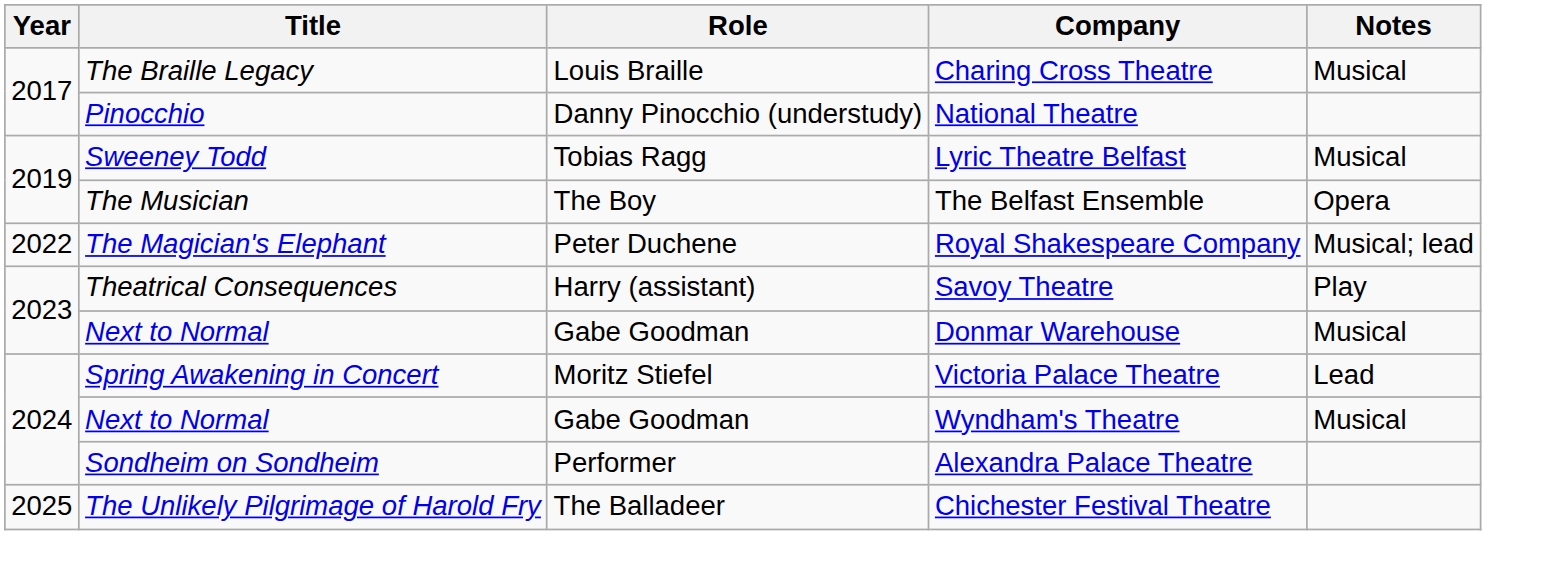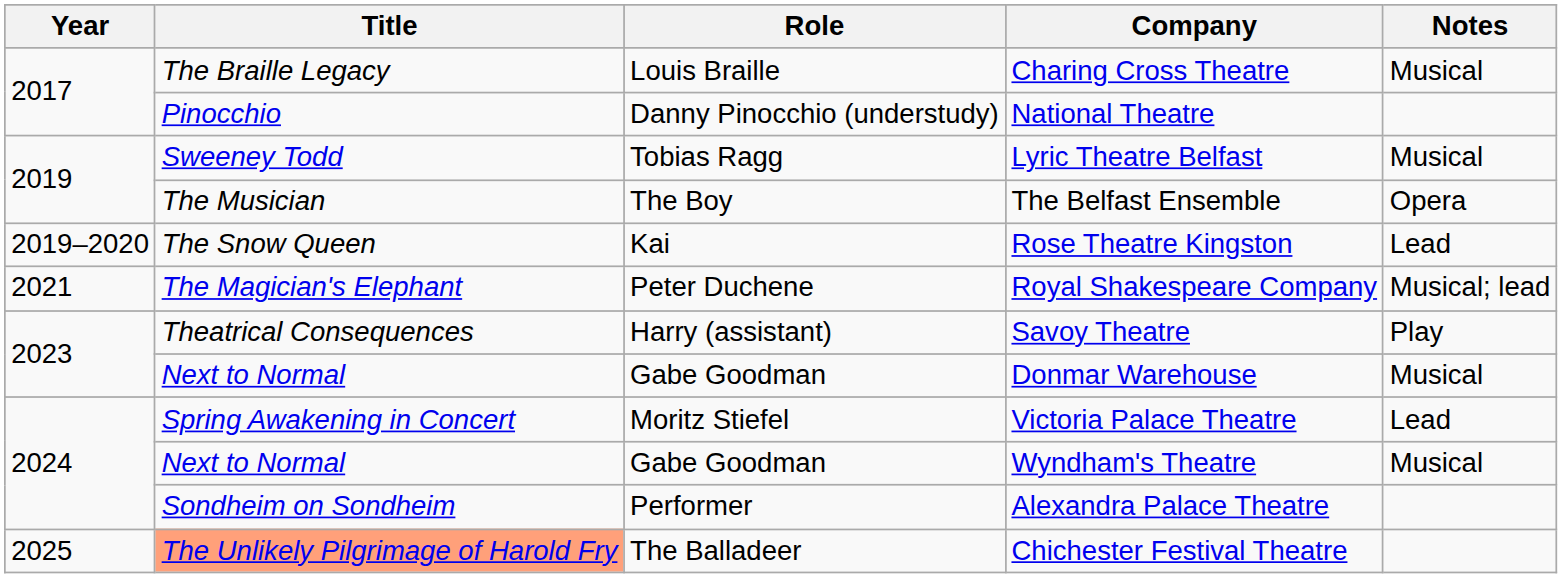+ row: (1152, 244)
(42, 244) 2022 -> (42, 288) 2021
(313, 506) no background -> (390, 550) lightsalmon background
